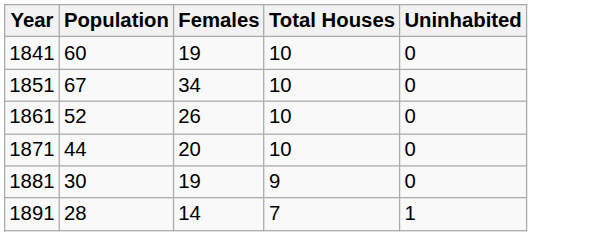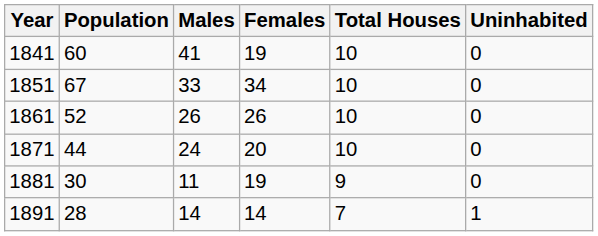+ column: (206, 20)
